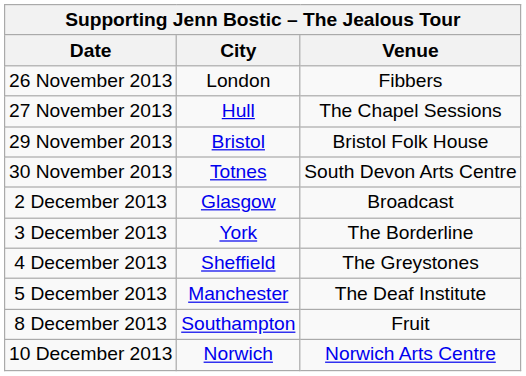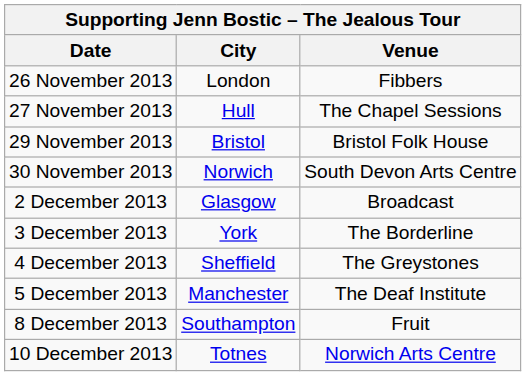(238, 171) Totnes -> (238, 171) Norwich
(238, 354) Norwich -> (238, 354) Totnes
